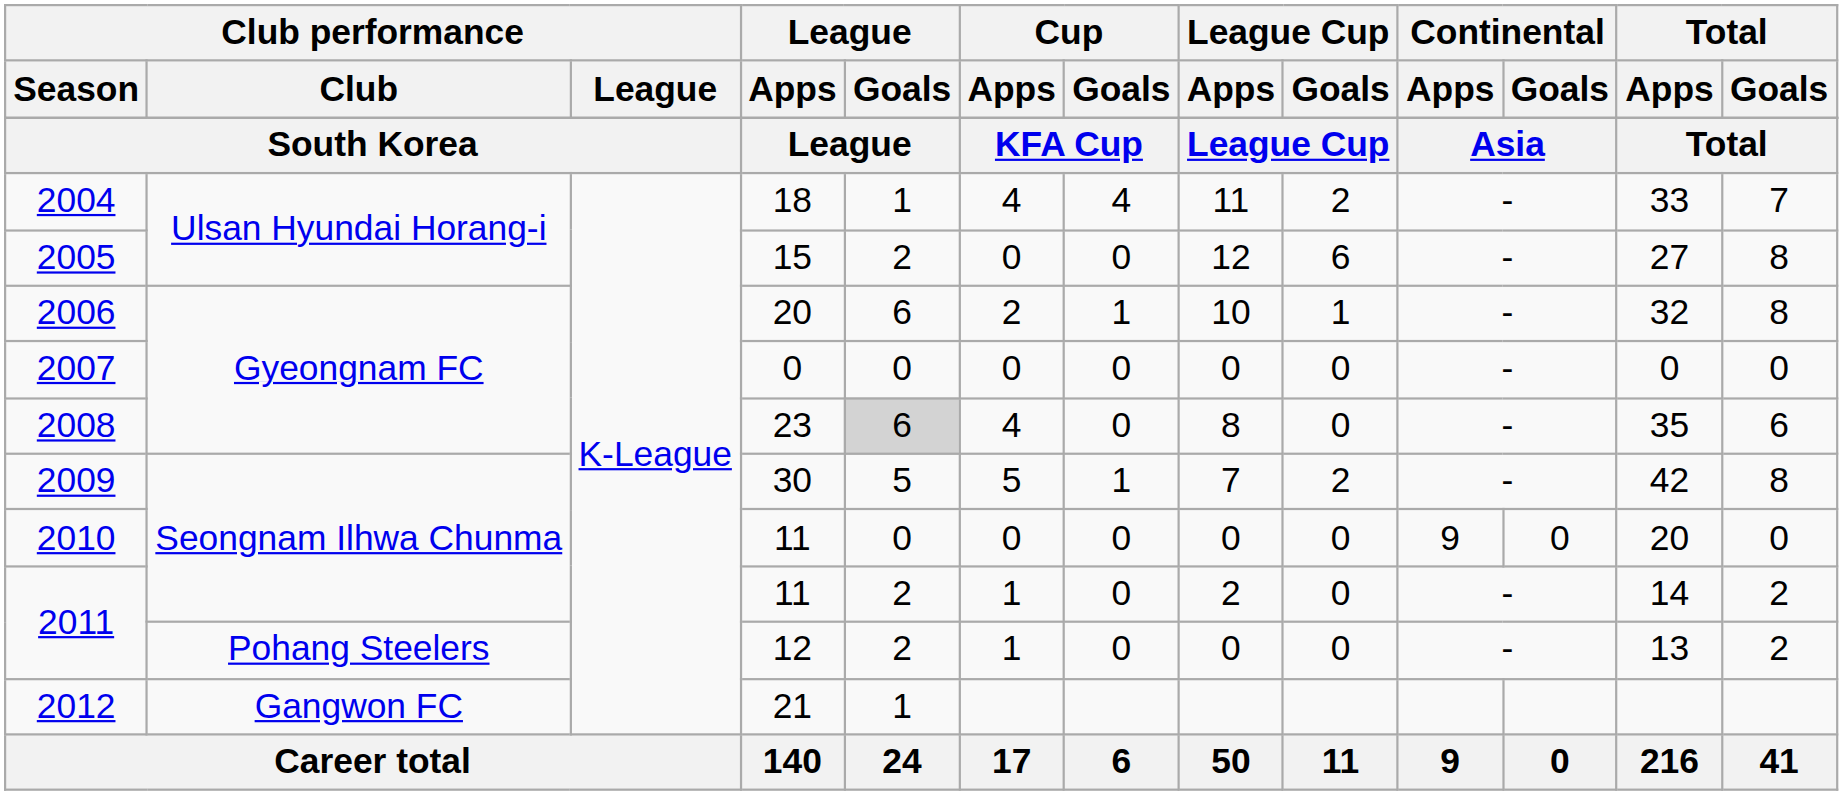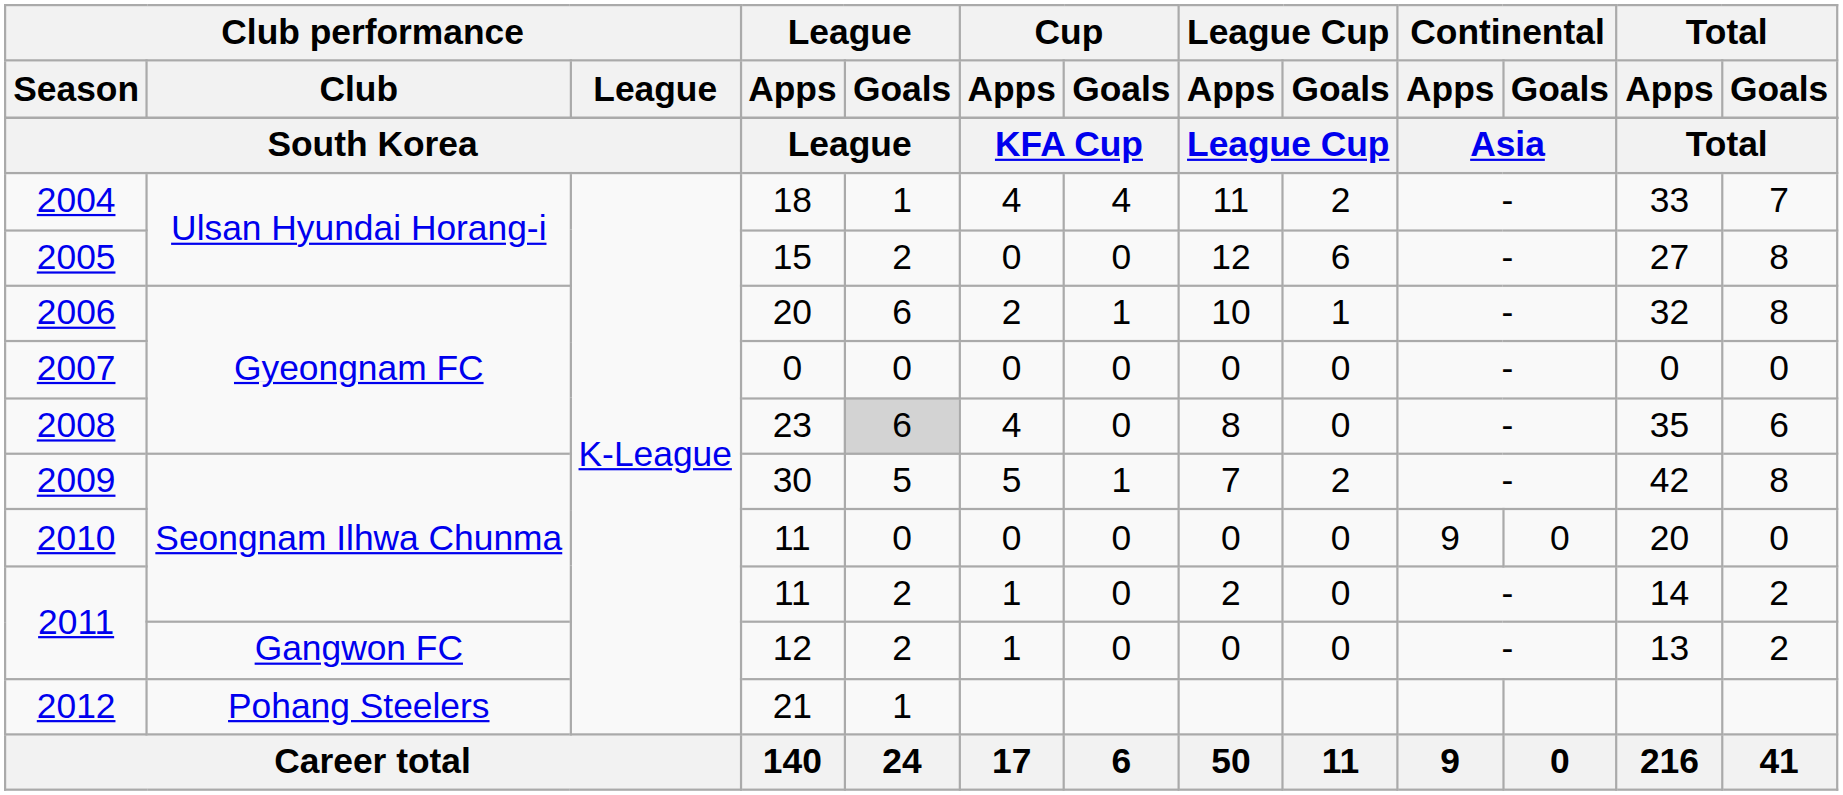(359, 649) Pohang Steelers -> (359, 649) Gangwon FC
(359, 705) Gangwon FC -> (359, 705) Pohang Steelers
